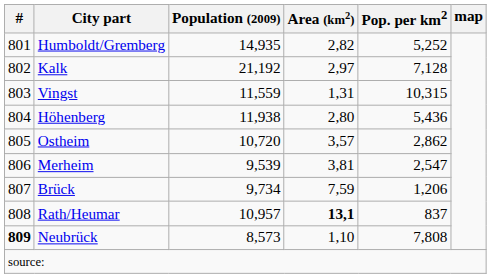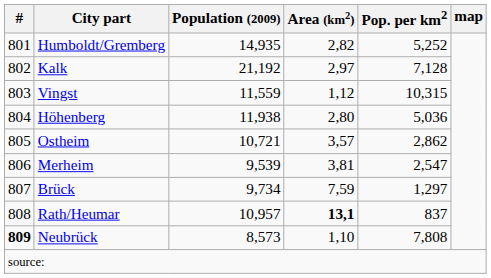(341, 92) 1,31 -> (341, 92) 1,12
(430, 117) 5,436 -> (430, 117) 5,036
(260, 141) 10,720 -> (260, 141) 10,721
(430, 189) 1,206 -> (430, 189) 1,297
